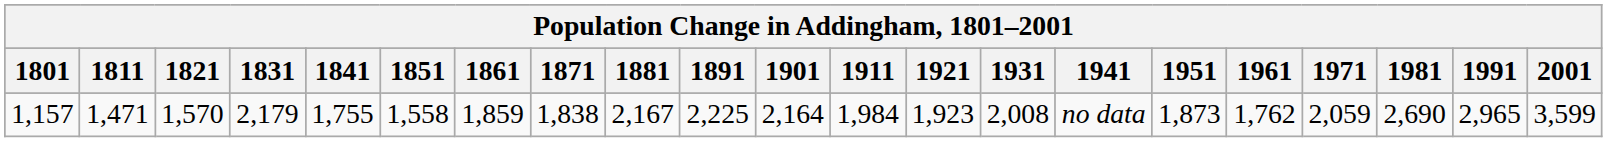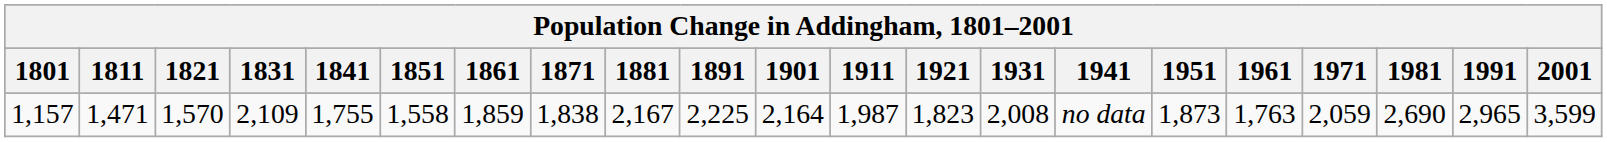(268, 114) 2,179 -> (268, 114) 2,109
(868, 114) 1,984 -> (868, 114) 1,987
(943, 114) 1,923 -> (943, 114) 1,823
(1265, 114) 1,762 -> (1265, 114) 1,763
